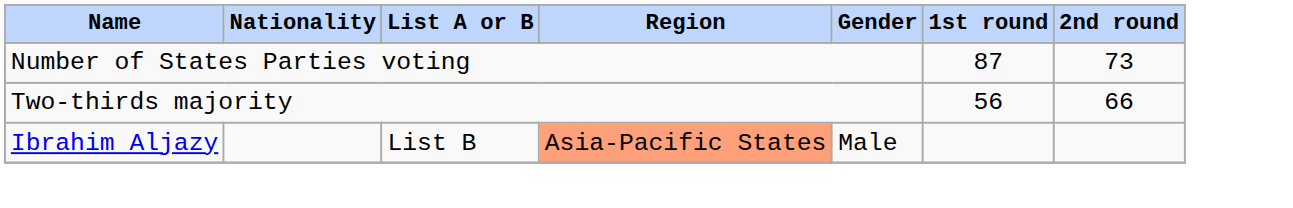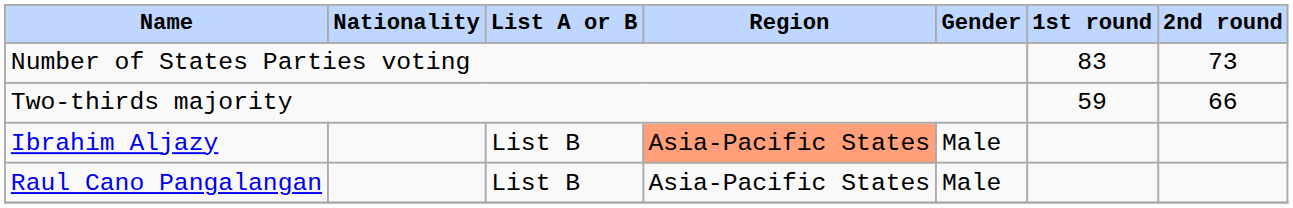(988, 62) 87 -> (1092, 62) 83
(988, 103) 56 -> (1092, 103) 59
+ row: (166, 183)
